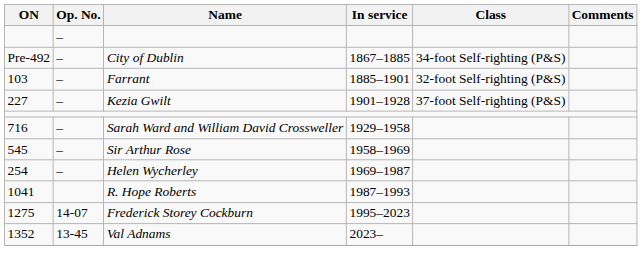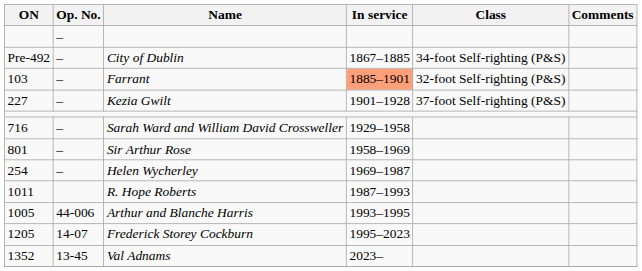(380, 79) no background -> (380, 79) lightsalmon background
(18, 149) 545 -> (18, 149) 801
(21, 191) 1041 -> (21, 191) 1011
+ row: (75, 213)
(21, 213) 1275 -> (21, 234) 1205
